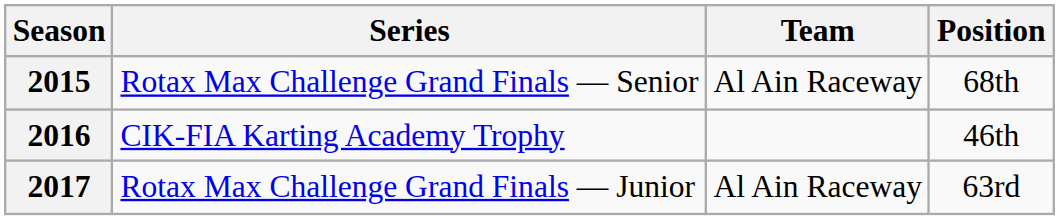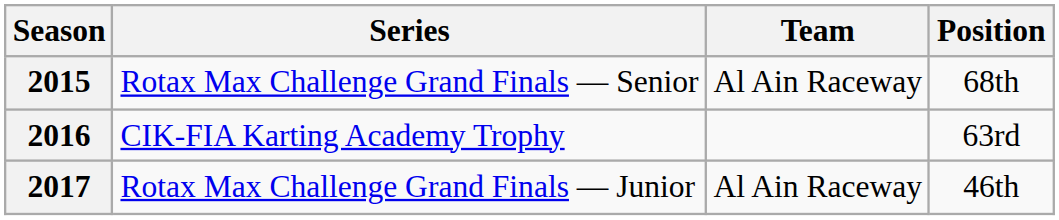(991, 134) 46th -> (991, 134) 63rd
(991, 186) 63rd -> (991, 186) 46th
